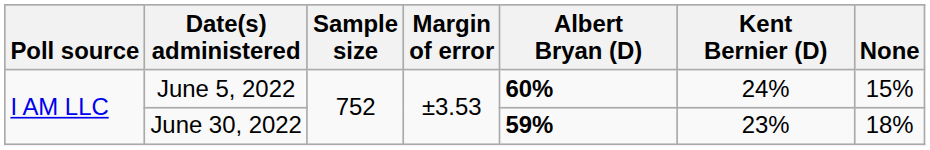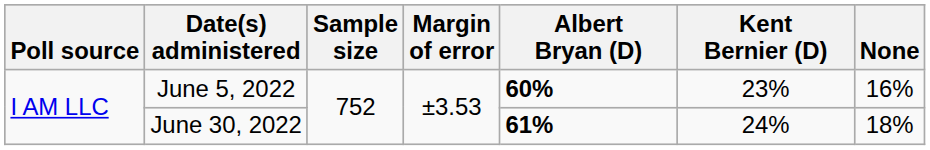(766, 88) 24% -> (766, 88) 23%
(890, 88) 15% -> (890, 88) 16%
(529, 126) 59% -> (529, 126) 61%
(766, 126) 23% -> (766, 126) 24%
